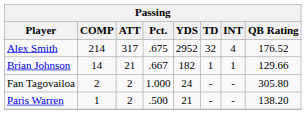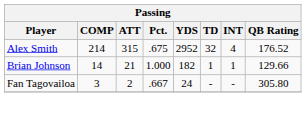(130, 48) 317 -> (130, 48) 315
(158, 65) .667 -> (158, 65) 1.000
(97, 83) 2 -> (97, 83) 3
(158, 83) 1.000 -> (158, 83) .667
- row: (35, 100)
